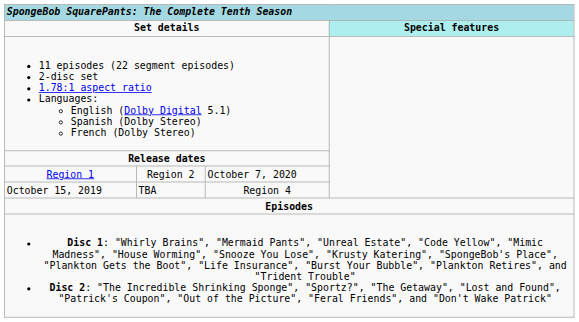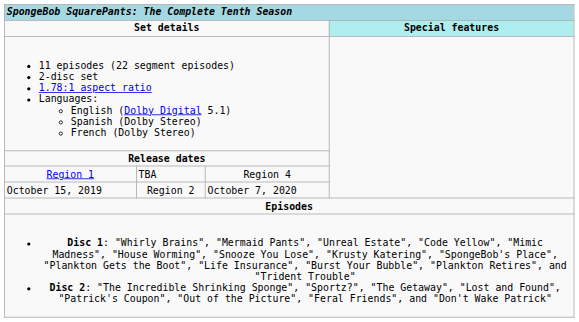(171, 175) Region 2 -> (147, 175) TBA
(252, 175) October 7, 2020 -> (267, 175) Region 4
(147, 191) TBA -> (171, 191) Region 2
(267, 191) Region 4 -> (252, 191) October 7, 2020
